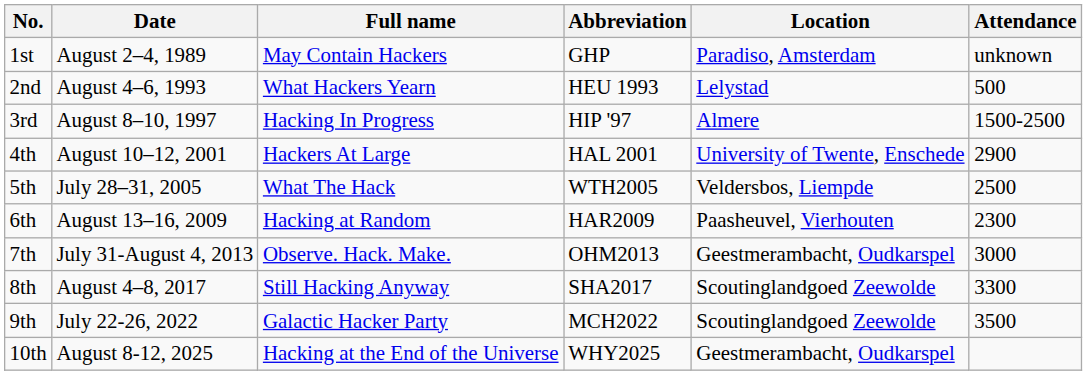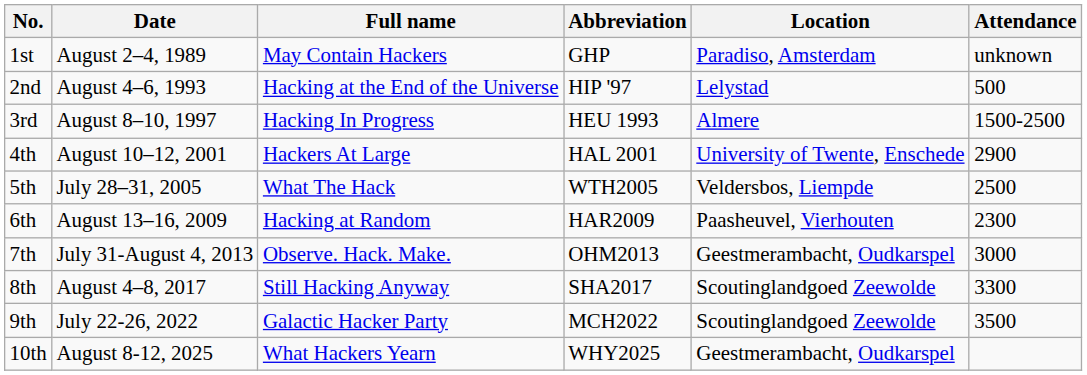(349, 87) What Hackers Yearn -> (411, 87) Hacking at the End of the Universe
(613, 87) HEU 1993 -> (600, 87) HIP '97
(600, 120) HIP '97 -> (613, 120) HEU 1993
(411, 353) Hacking at the End of the Universe -> (349, 353) What Hackers Yearn
